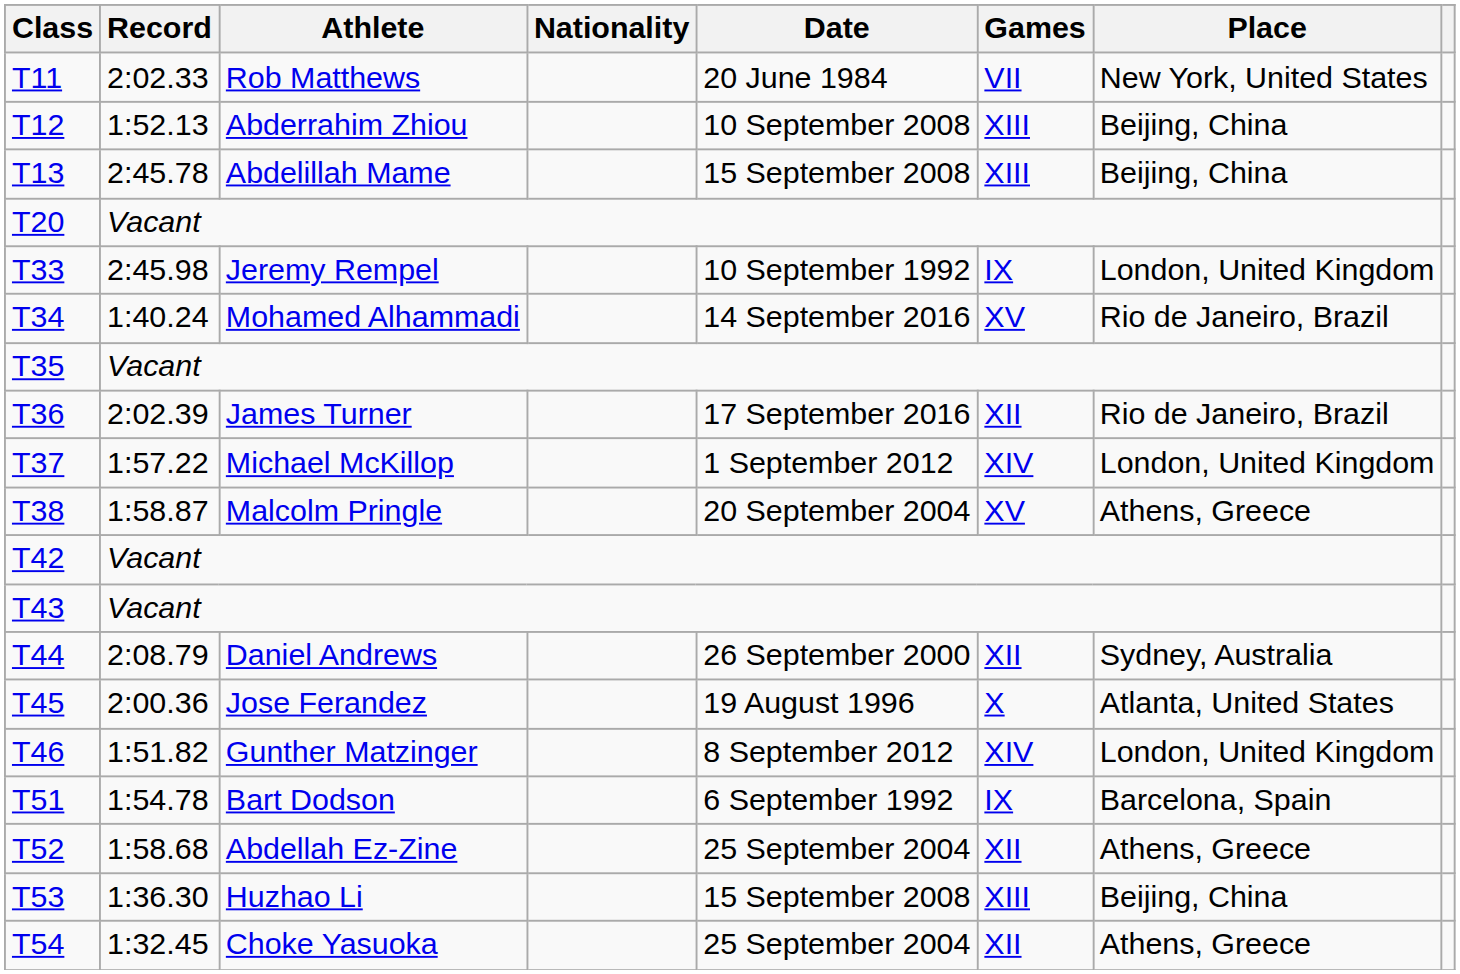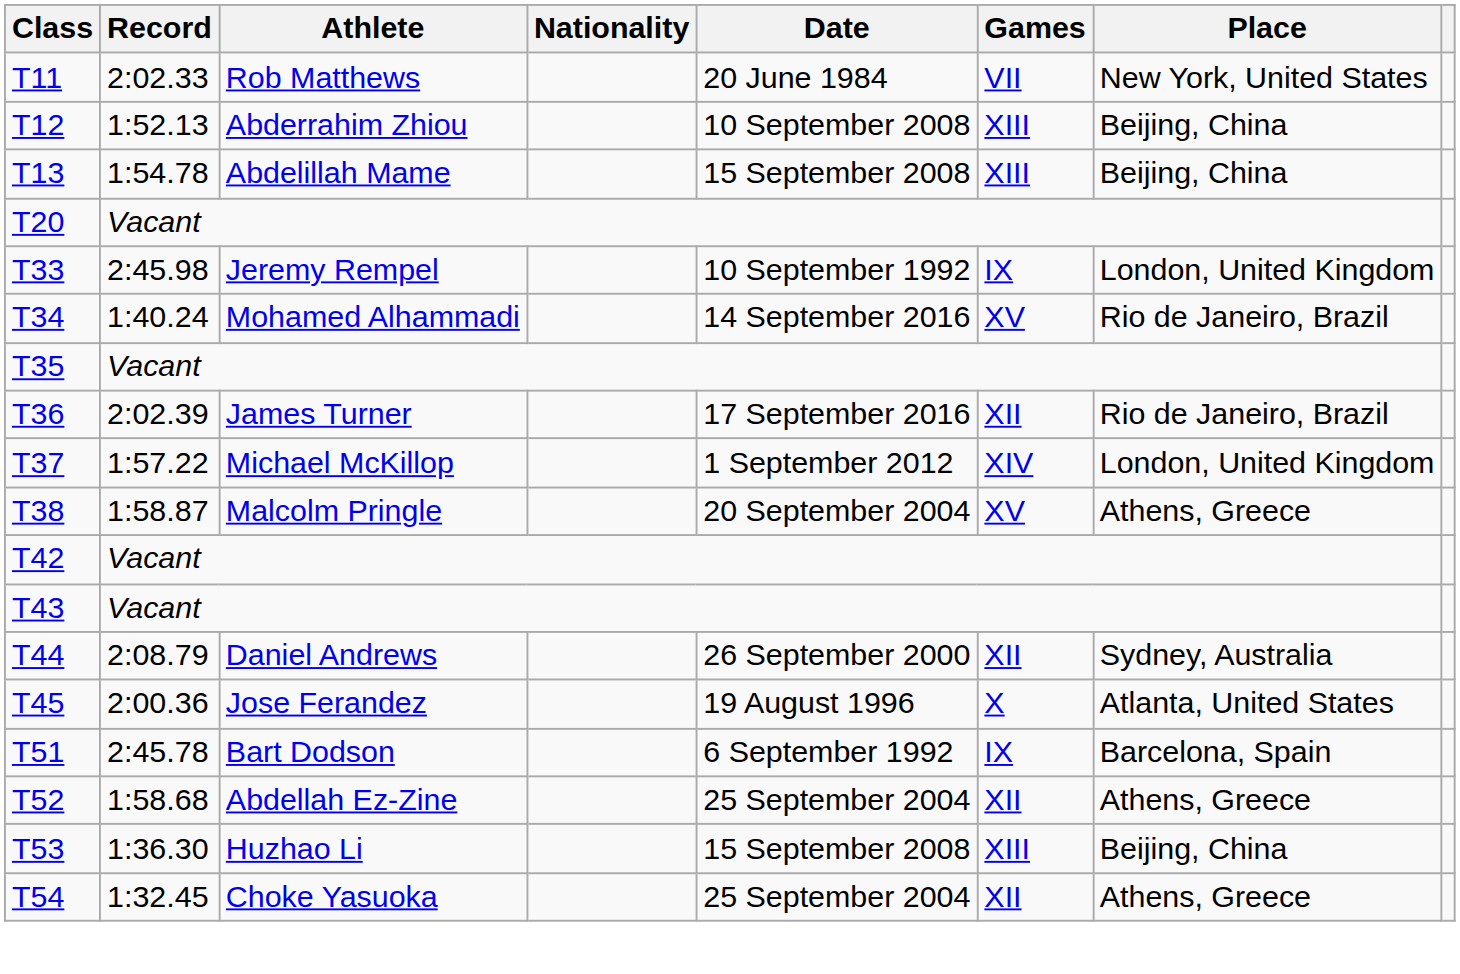(158, 173) 2:45.78 -> (158, 173) 1:54.78
- row: (38, 751)
(158, 800) 1:54.78 -> (158, 751) 2:45.78
